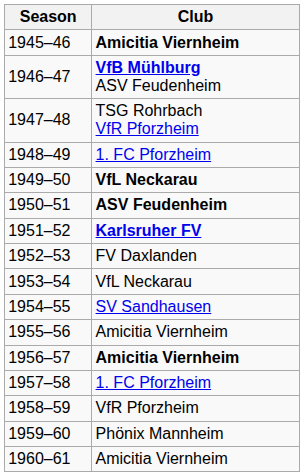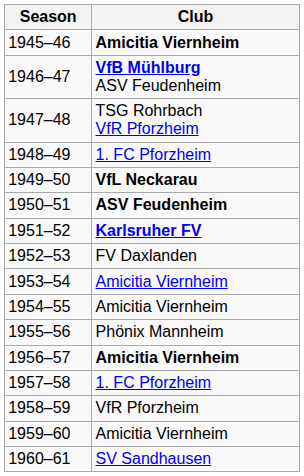(144, 281) VfL Neckarau -> (162, 281) Amicitia Viernheim
(153, 306) SV Sandhausen -> (162, 306) Amicitia Viernheim
(162, 332) Amicitia Viernheim -> (160, 332) Phönix Mannheim
(160, 433) Phönix Mannheim -> (162, 433) Amicitia Viernheim
(162, 459) Amicitia Viernheim -> (153, 459) SV Sandhausen
